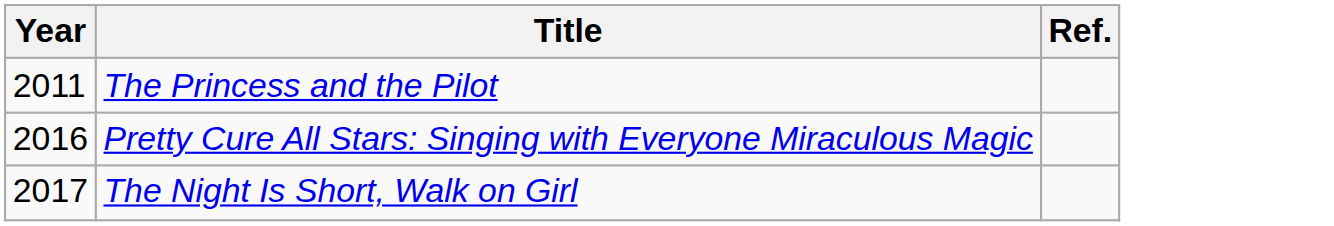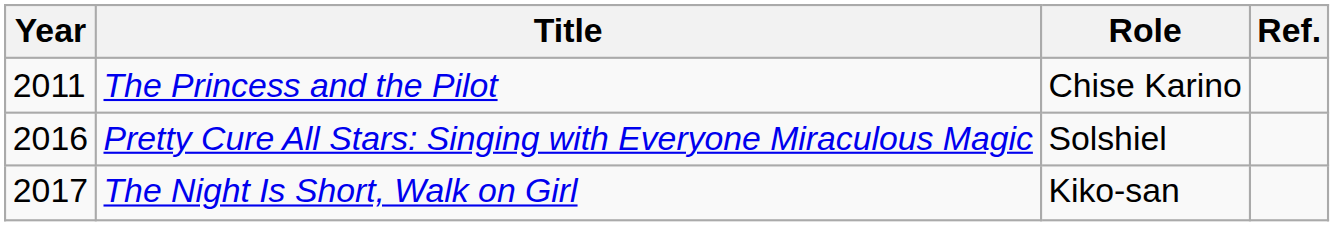+ column: (1145, 31)
